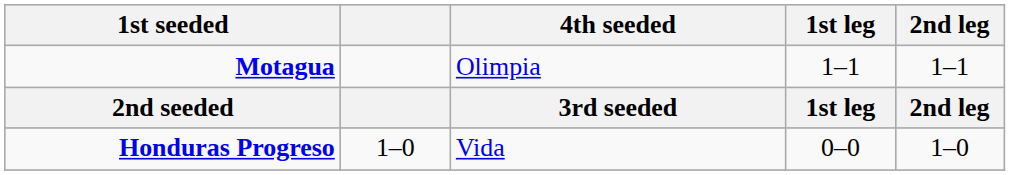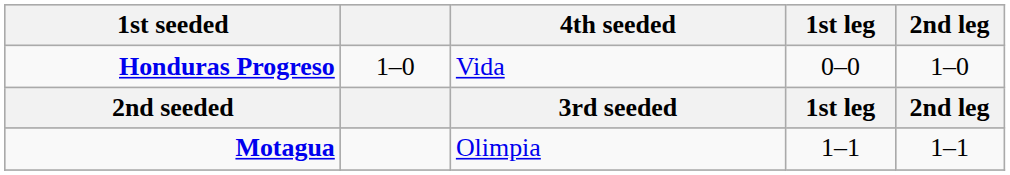rows swapped: (227, 148) <-> (285, 66)
